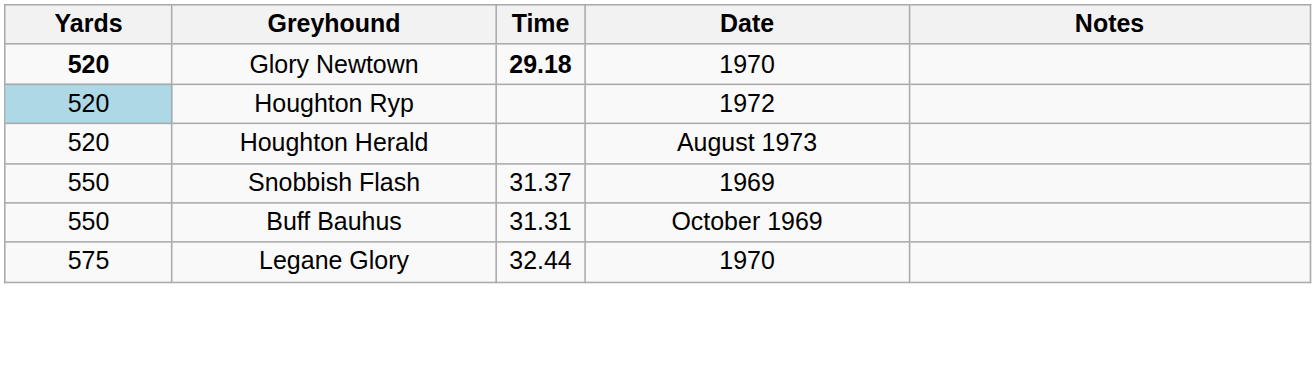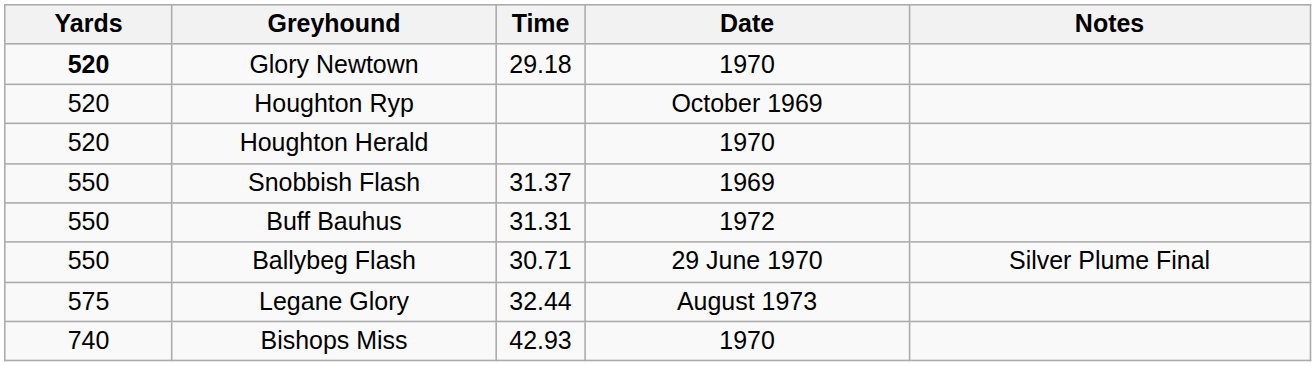(541, 63) bold -> (541, 63) normal
(89, 103) lightblue background -> (89, 103) no background
(747, 103) 1972 -> (747, 103) October 1969
(747, 143) August 1973 -> (747, 143) 1970
(747, 222) October 1969 -> (747, 222) 1972
+ row: (334, 261)
(747, 261) 1970 -> (747, 301) August 1973
+ row: (334, 340)
